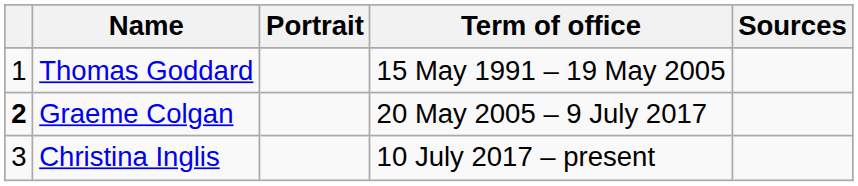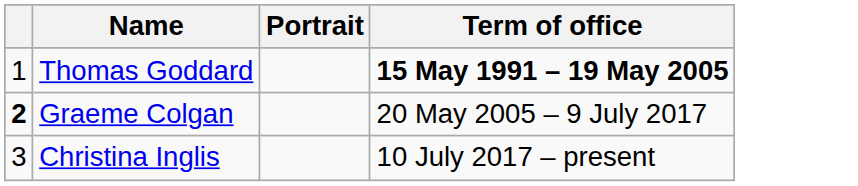- column: (792, 26)
(551, 69) normal -> (553, 69) bold
